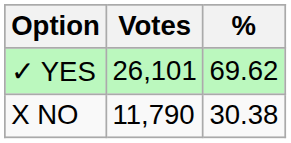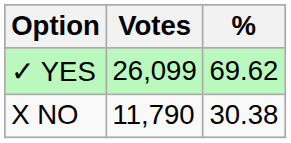(155, 70) 26,101 -> (155, 70) 26,099
